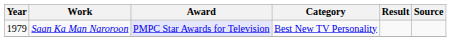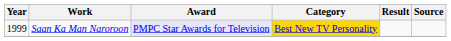(17, 28) 1979 -> (17, 28) 1999
(326, 28) no background -> (326, 28) gold background
